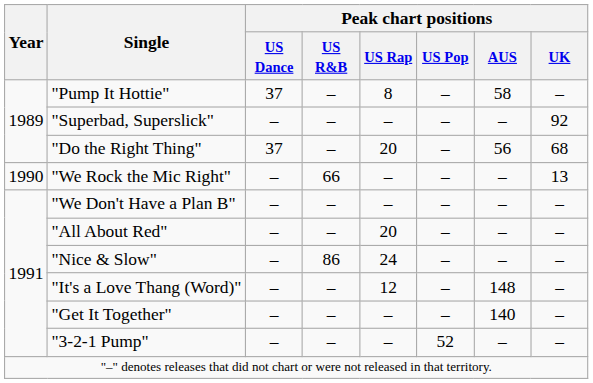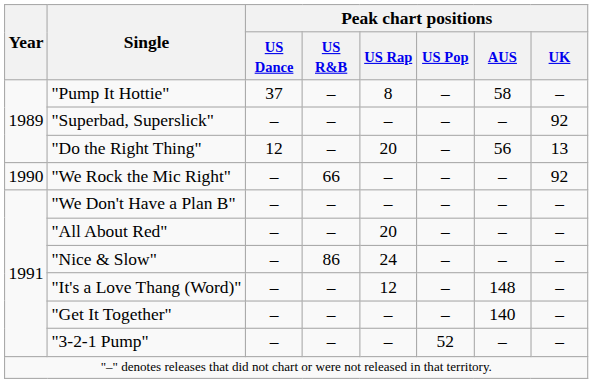(274, 148) 37 -> (274, 148) 12
(559, 148) 68 -> (559, 148) 13
(559, 176) 13 -> (559, 176) 92
